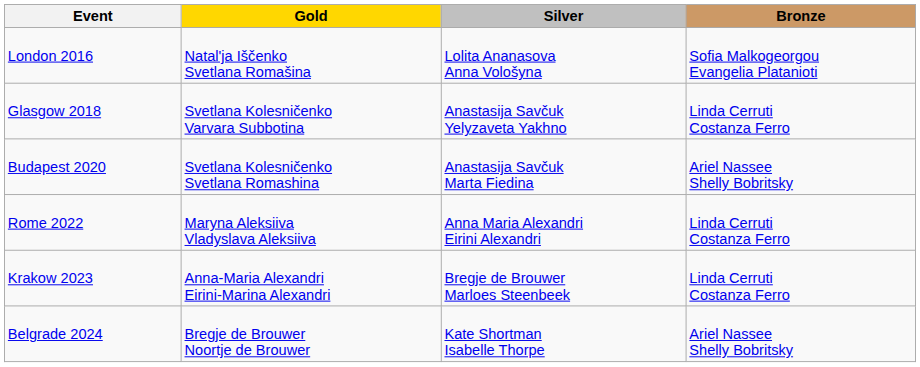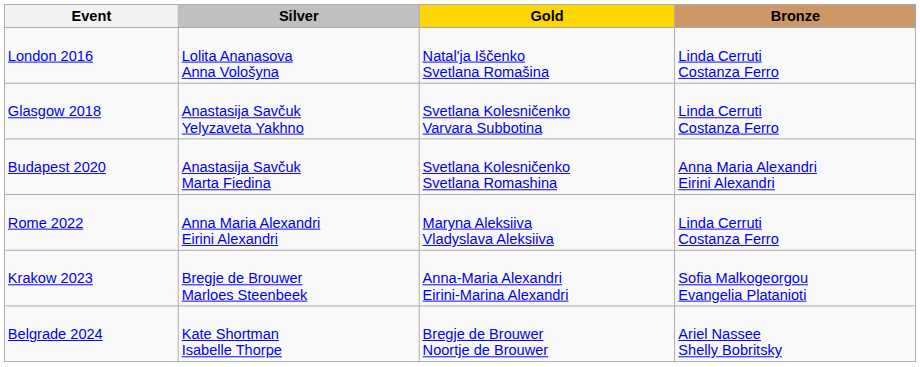columns swapped: (311, 16) <-> (564, 16)
(754, 64) Sofia Malkogeorgou Evangelia Platanioti -> (729, 64) Linda Cerruti Costanza Ferro
(741, 175) Ariel Nassee Shelly Bobritsky -> (748, 175) Anna Maria Alexandri Eirini Alexandri
(740, 287) Linda Cerruti Costanza Ferro -> (743, 287) Sofia Malkogeorgou Evangelia Platanioti
